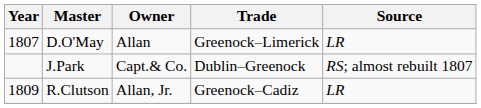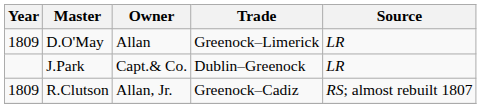(24, 41) 1807 -> (24, 41) 1809
(399, 66) RS; almost rebuilt 1807 -> (335, 66) LR
(335, 90) LR -> (399, 90) RS; almost rebuilt 1807
